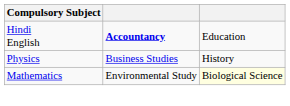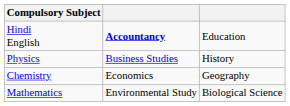+ row: (29, 76)
(242, 76) lightyellow background -> (242, 93) no background
